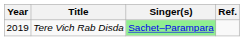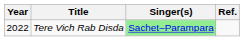(18, 28) 2019 -> (18, 28) 2022
